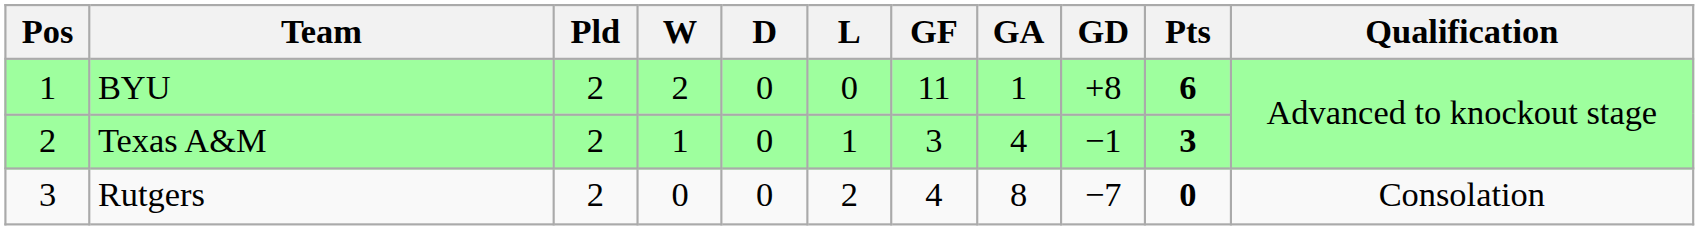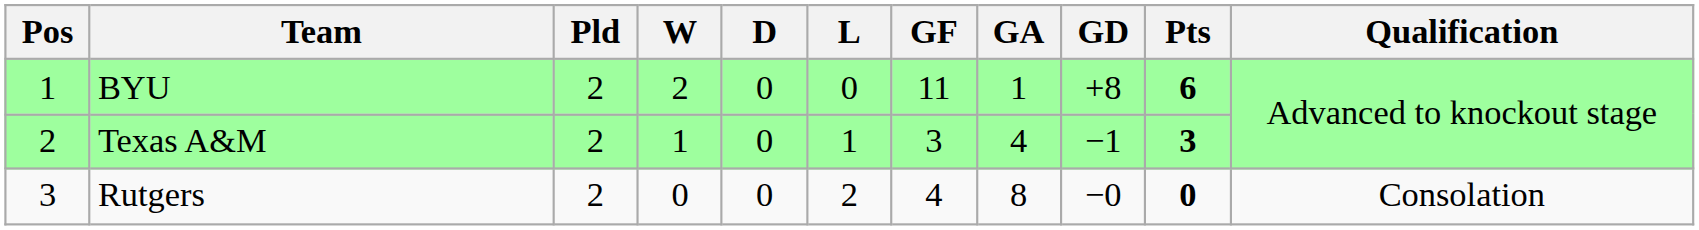(1103, 195) −7 -> (1103, 195) −0
